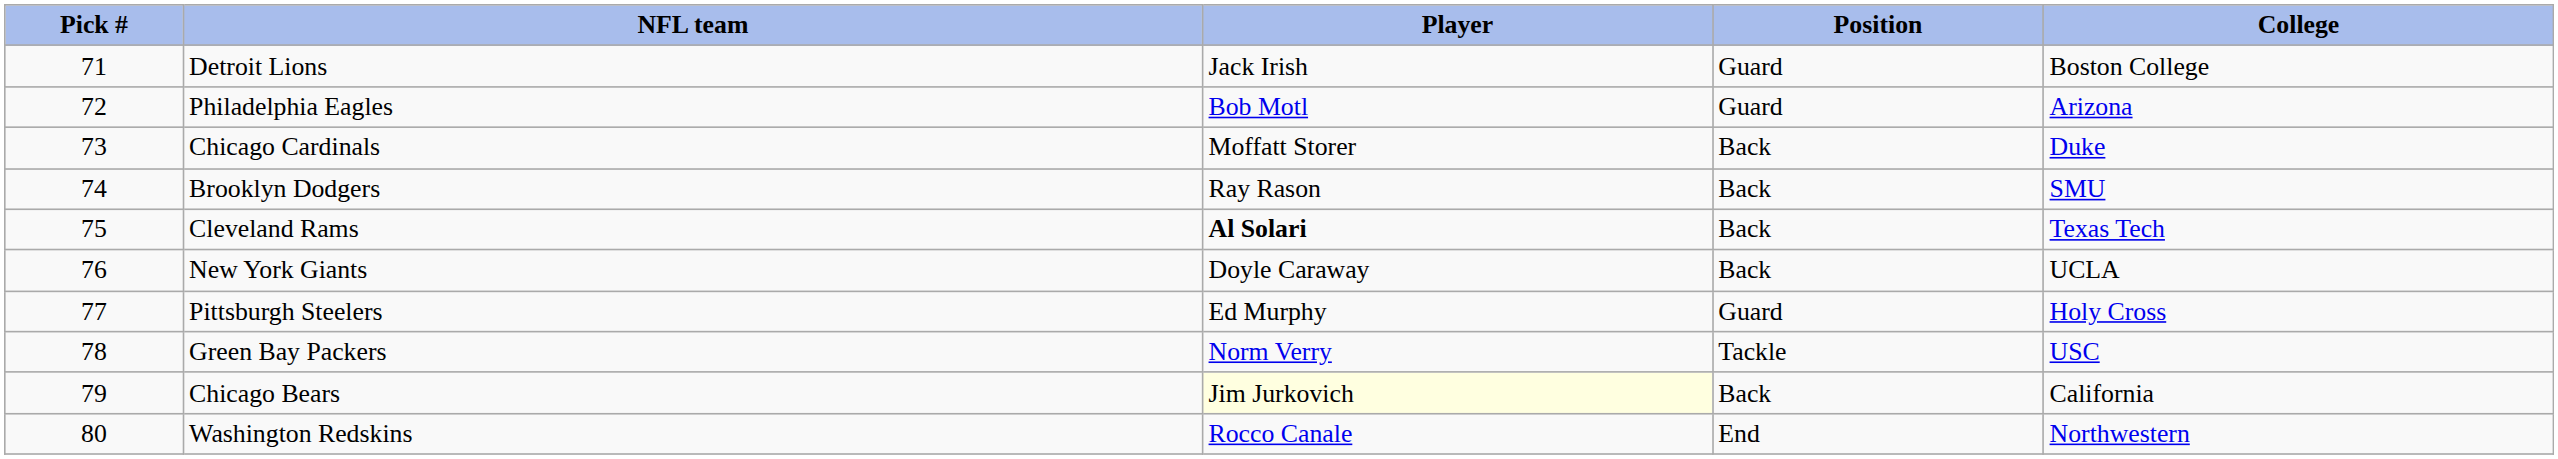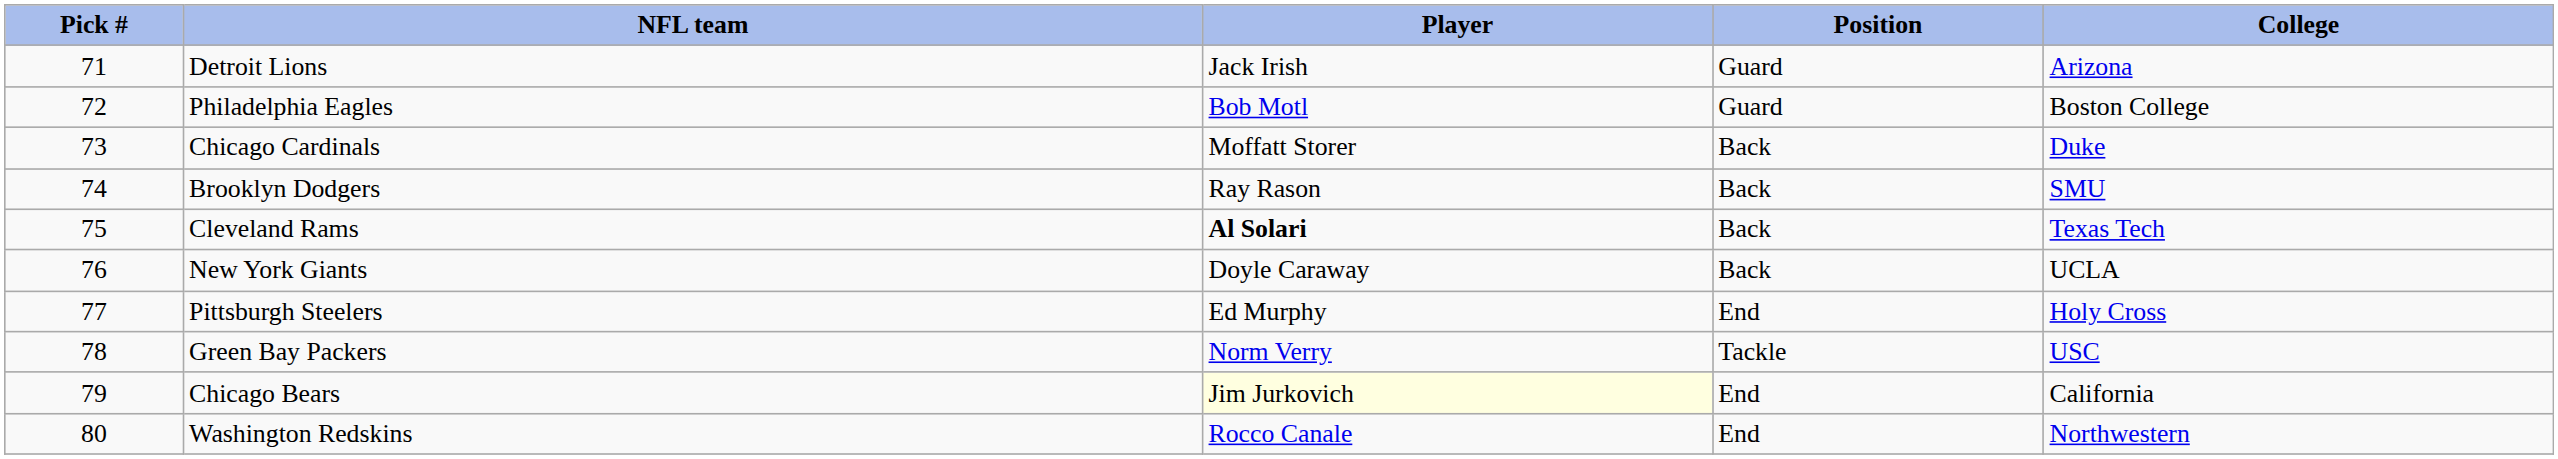(2129, 65) Boston College -> (2091, 65) Arizona
(2091, 106) Arizona -> (2129, 106) Boston College
(1750, 310) Guard -> (1739, 310) End
(1745, 392) Back -> (1739, 392) End
